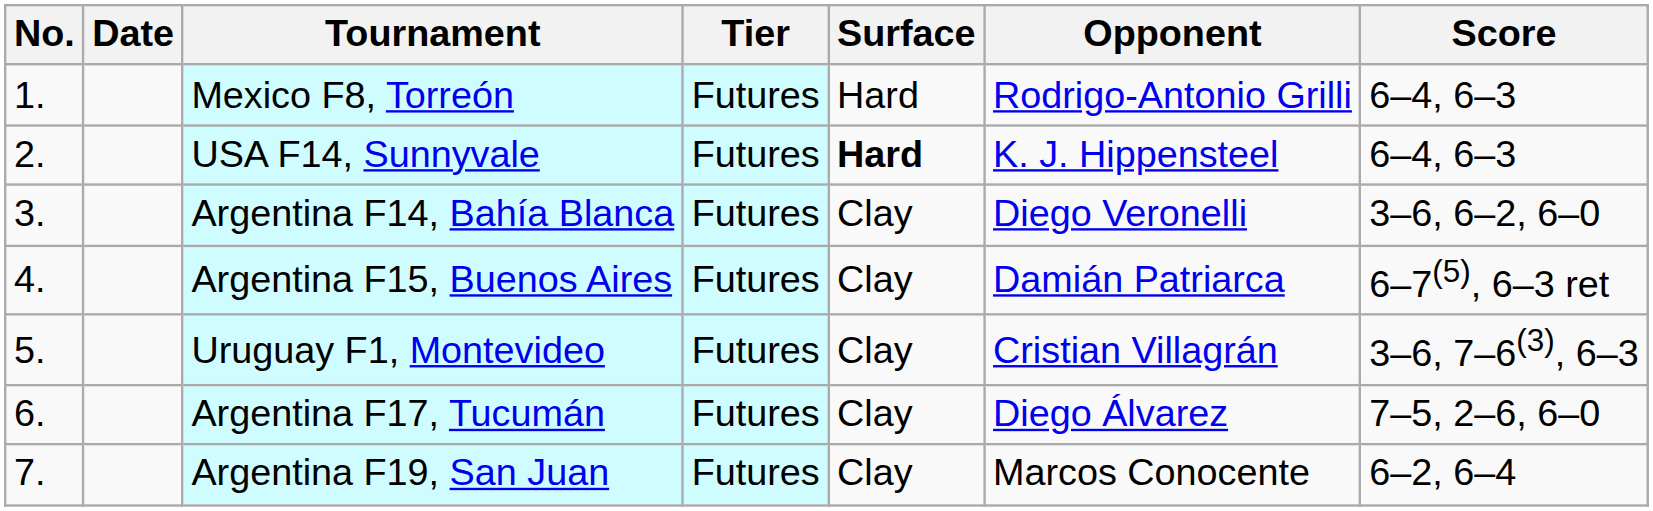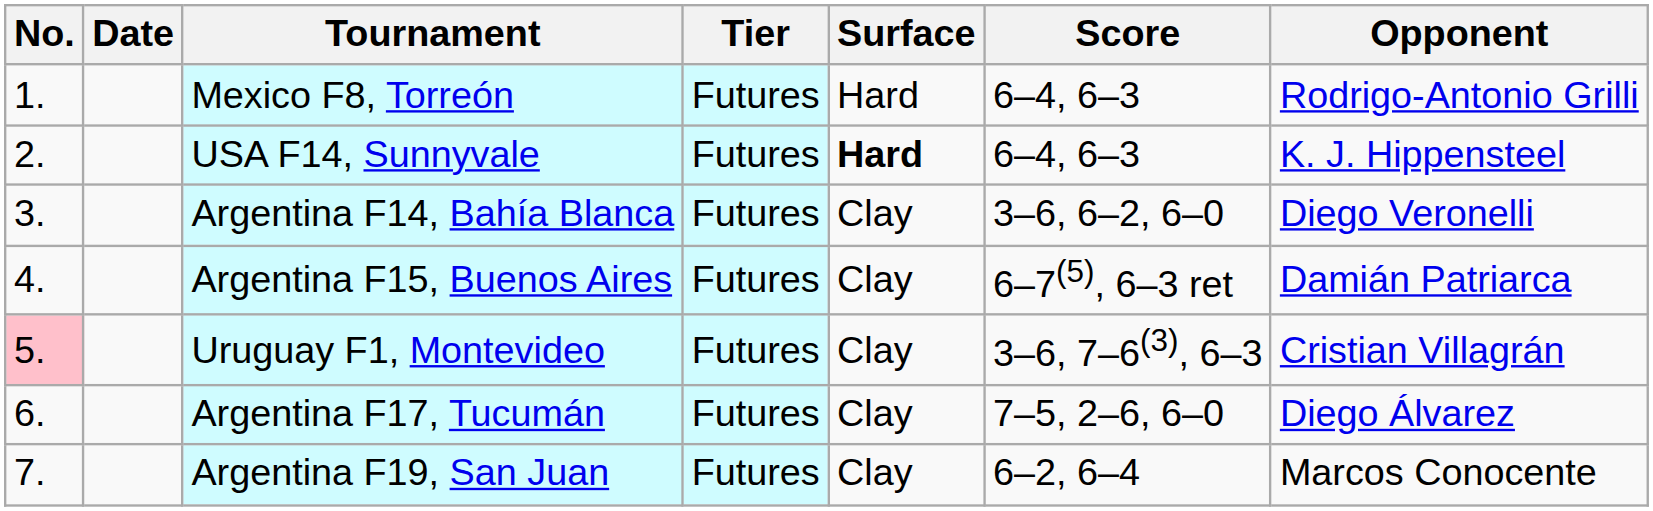columns swapped: (1172, 34) <-> (1504, 34)
(30, 349) no background -> (30, 349) pink background
